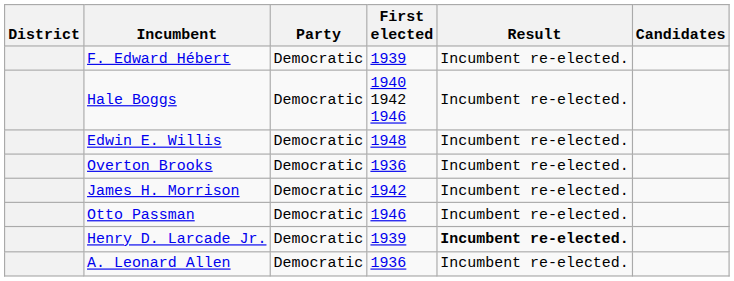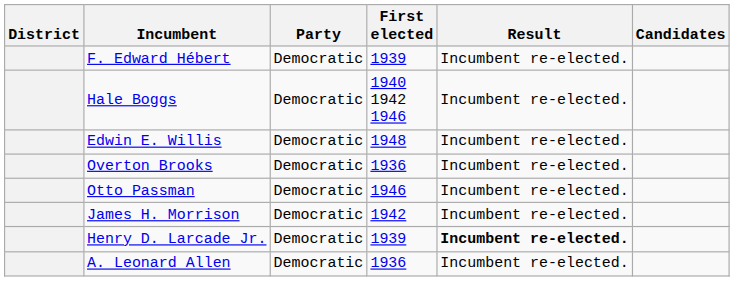rows swapped: (141, 215) <-> (163, 190)
